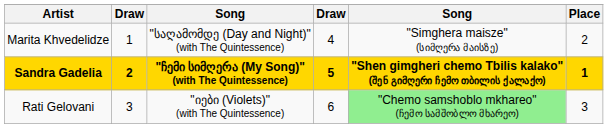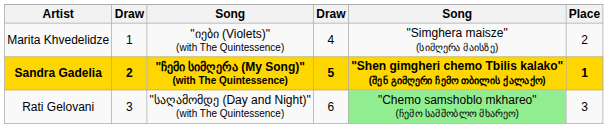(230, 40) "საღამომდე (Day and Night)" (with The Quintessence) -> (230, 40) "იები (Violets)" (with The Quintessence)
(230, 107) "იები (Violets)" (with The Quintessence) -> (230, 107) "საღამომდე (Day and Night)" (with The Quintessence)
